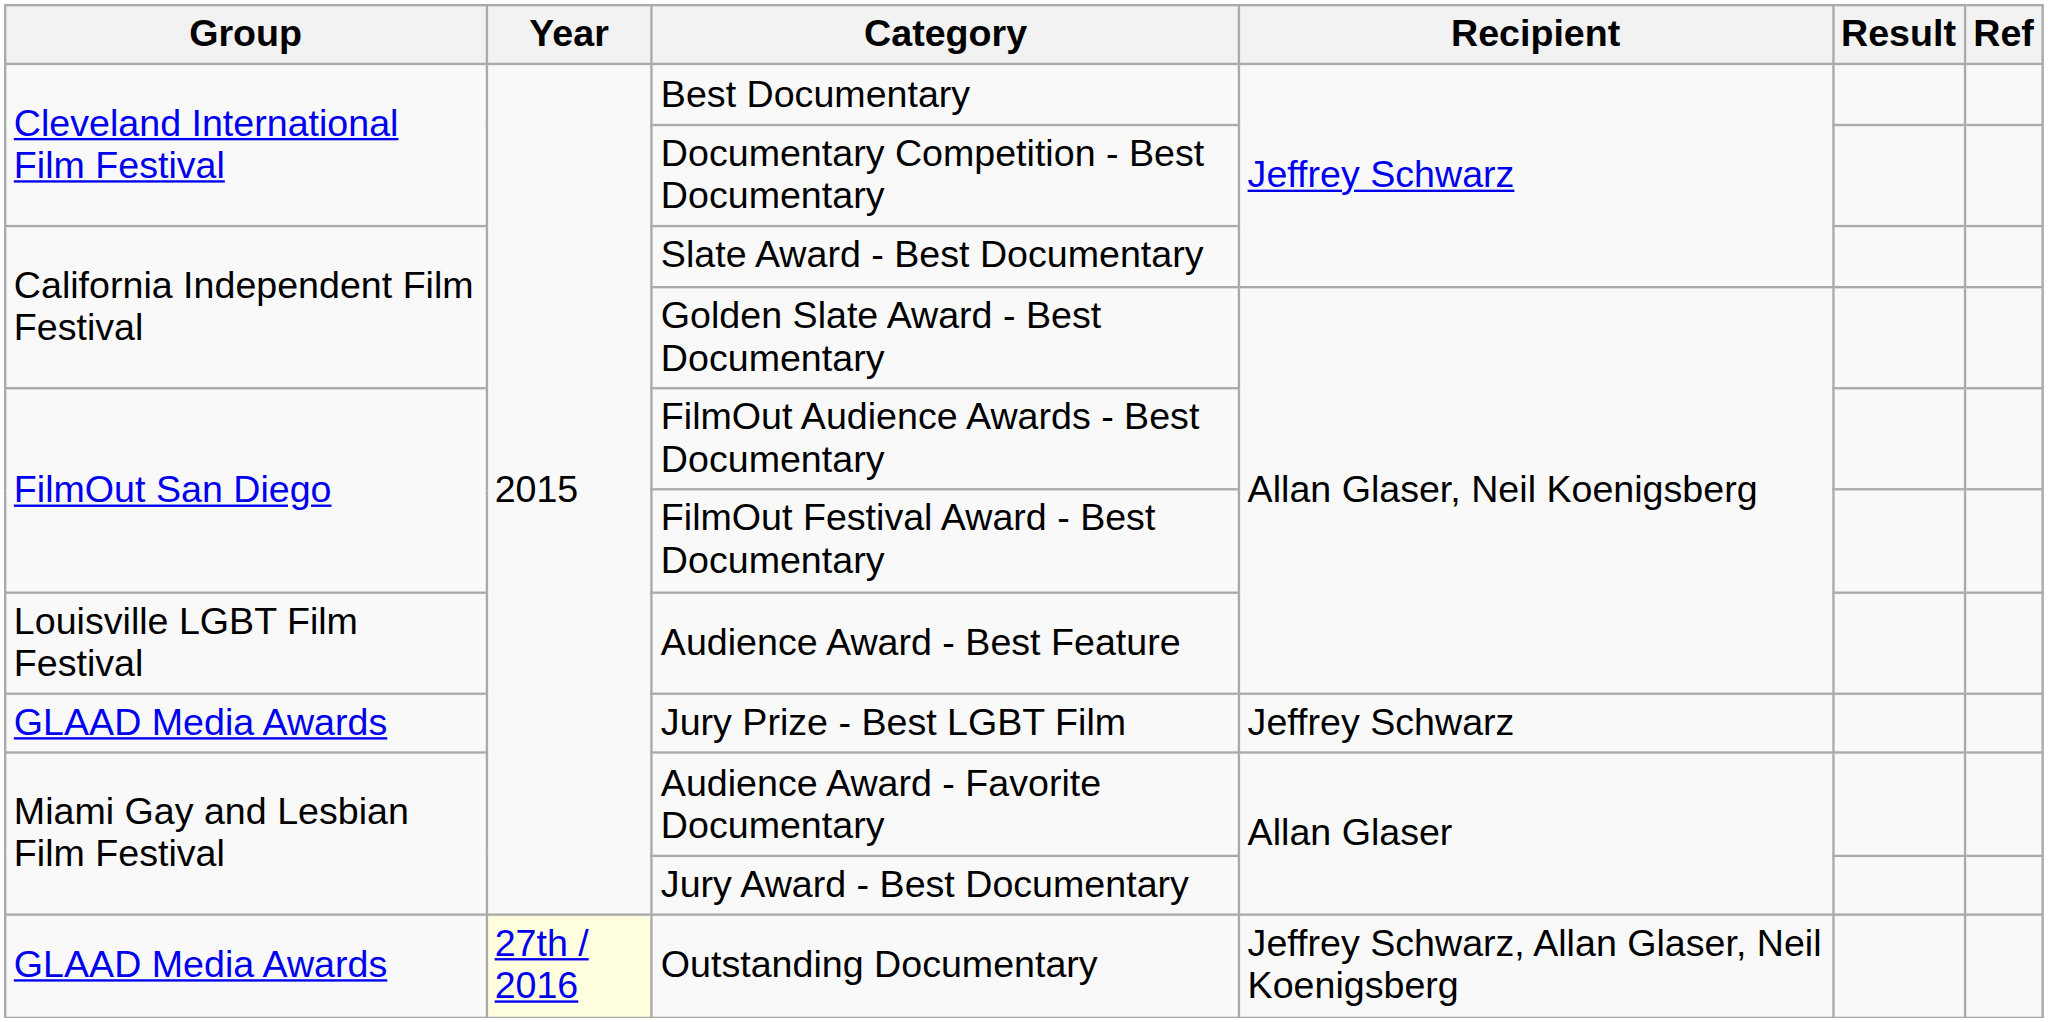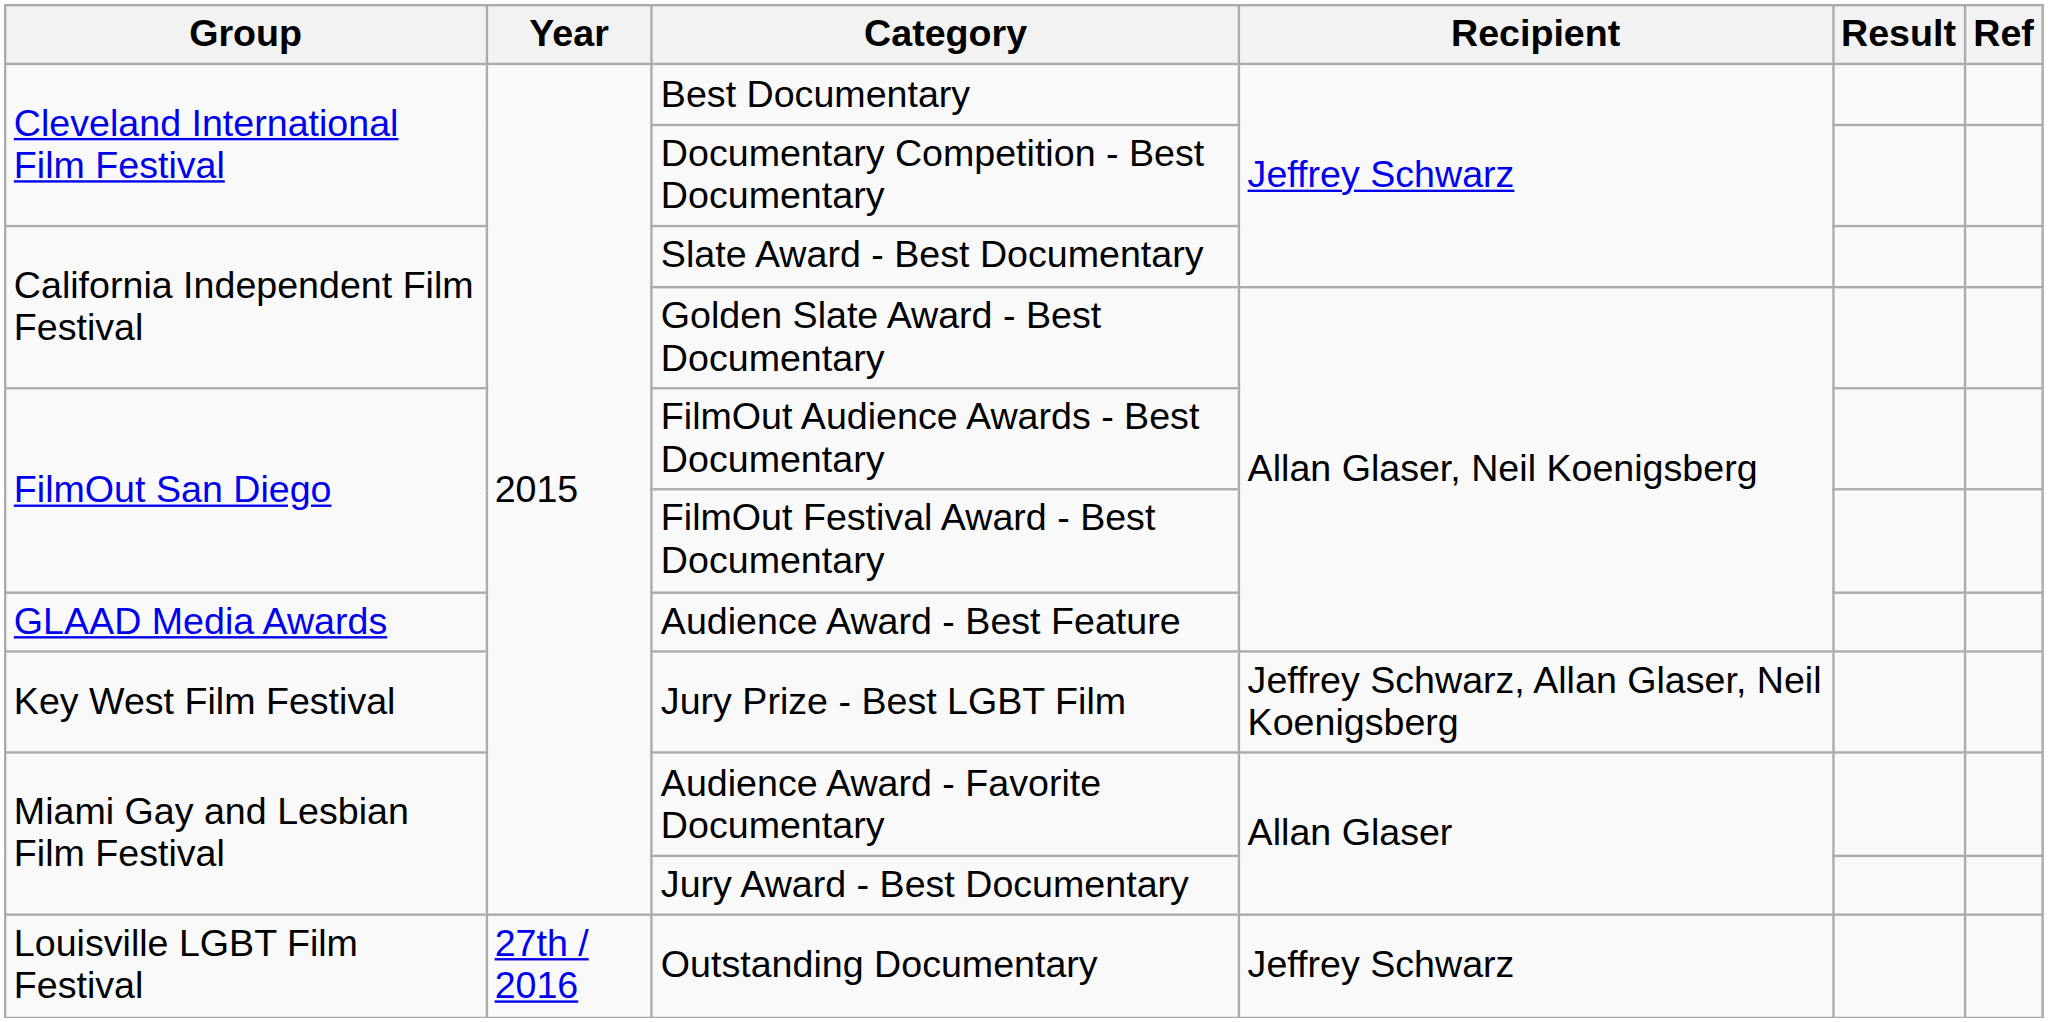(186, 642) Louisville LGBT Film Festival -> (201, 620) GLAAD Media Awards
(201, 722) GLAAD Media Awards -> (205, 701) Key West Film Festival
(1381, 722) Jeffrey Schwarz -> (1535, 701) Jeffrey Schwarz, Allan Glaser, Neil Koenigsberg
(201, 965) GLAAD Media Awards -> (186, 965) Louisville LGBT Film Festival
(542, 965) lightyellow background -> (542, 965) no background
(1535, 965) Jeffrey Schwarz, Allan Glaser, Neil Koenigsberg -> (1381, 965) Jeffrey Schwarz
